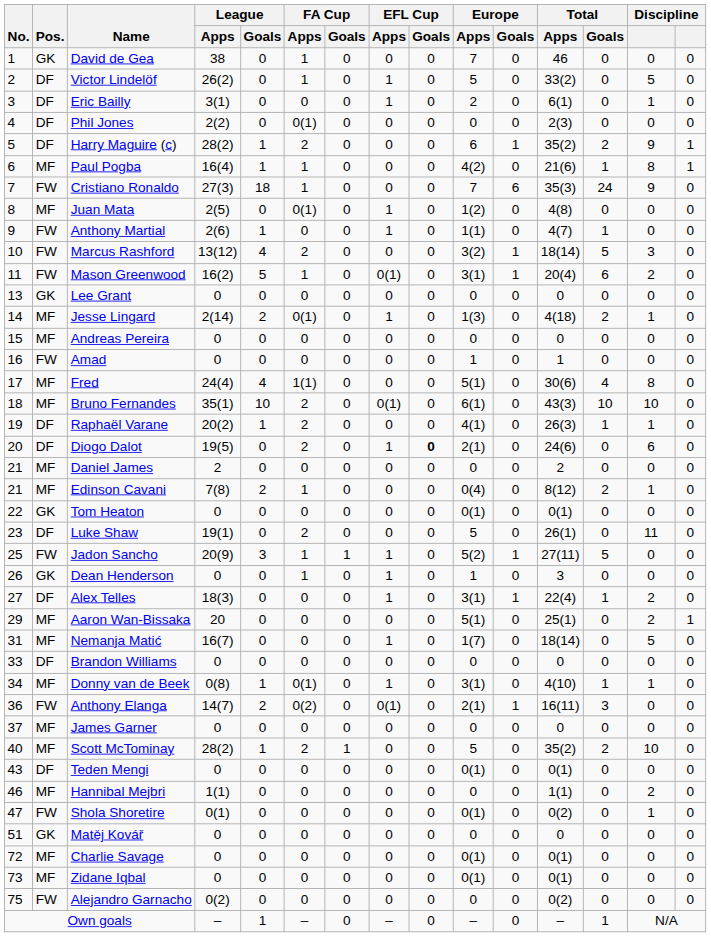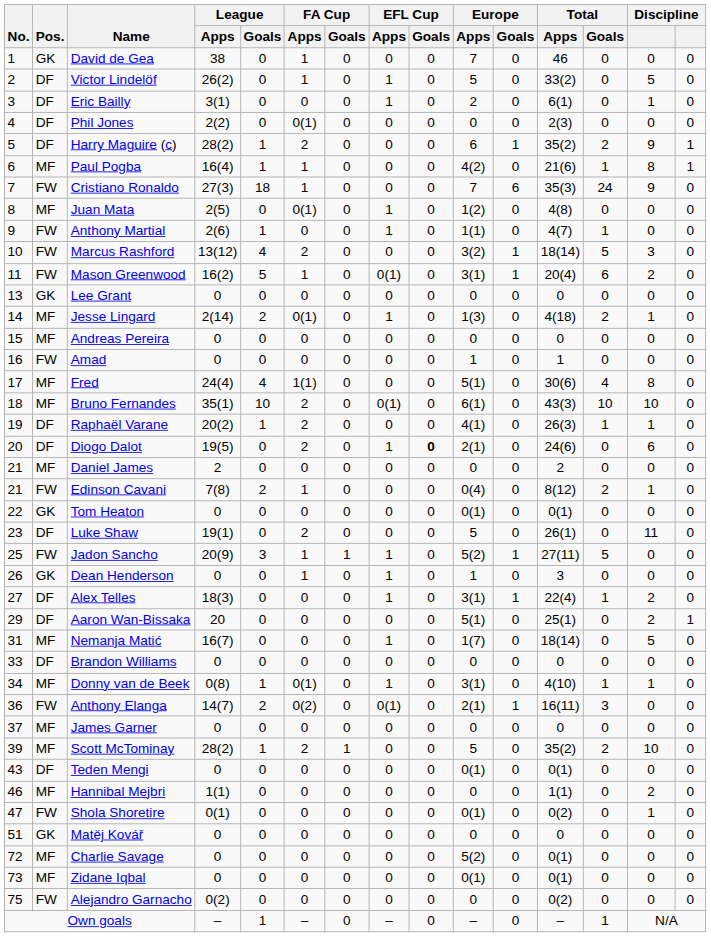(46, 489) MF -> (46, 489) FW
(46, 619) MF -> (45, 619) DF
(15, 748) 40 -> (15, 748) 39
(473, 856) 0(1) -> (473, 856) 5(2)
